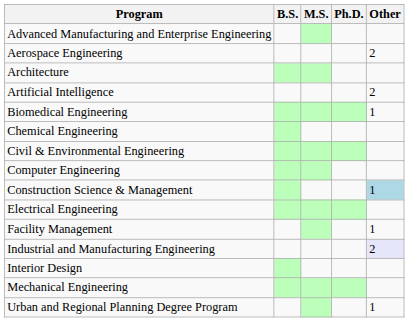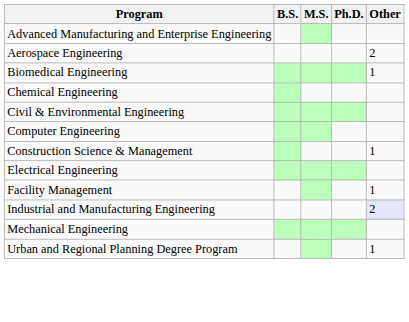- row: (38, 72)
- row: (60, 92)
(372, 190) lightblue background -> (372, 151) no background
- row: (45, 268)
